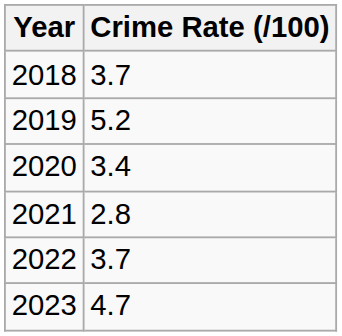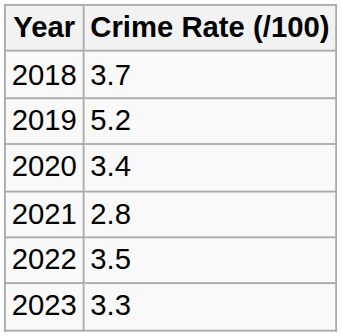(111, 259) 3.7 -> (111, 259) 3.5
(111, 306) 4.7 -> (111, 306) 3.3
